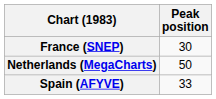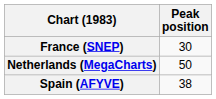(185, 84) 33 -> (185, 84) 38
